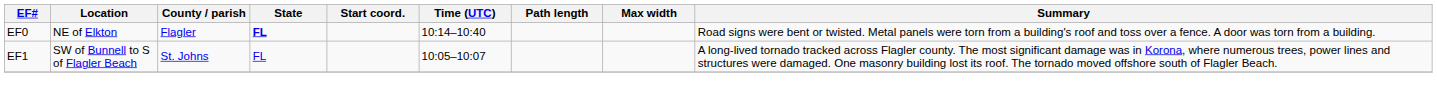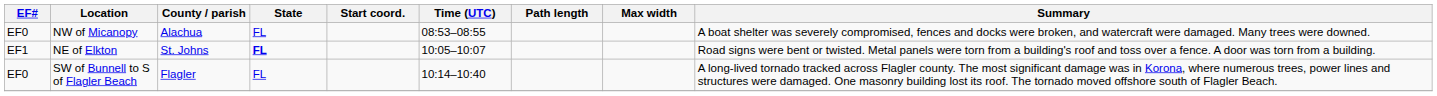+ row: (95, 31)
(18, 31) EF0 -> (18, 50) EF1
(178, 31) Flagler -> (185, 50) St. Johns
(454, 31) 10:14–10:40 -> (454, 50) 10:05–10:07
(18, 56) EF1 -> (18, 74) EF0
(185, 56) St. Johns -> (178, 74) Flagler
(454, 56) 10:05–10:07 -> (454, 74) 10:14–10:40
